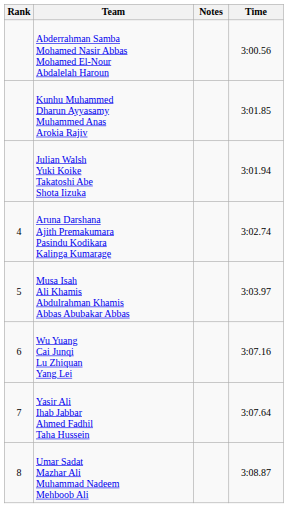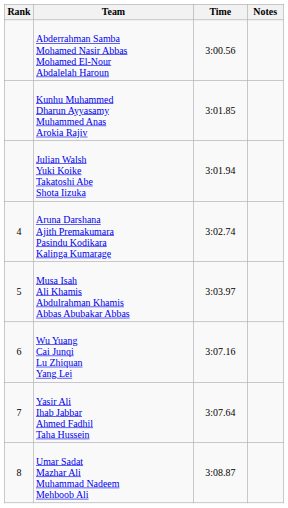columns swapped: (256, 12) <-> (211, 12)
